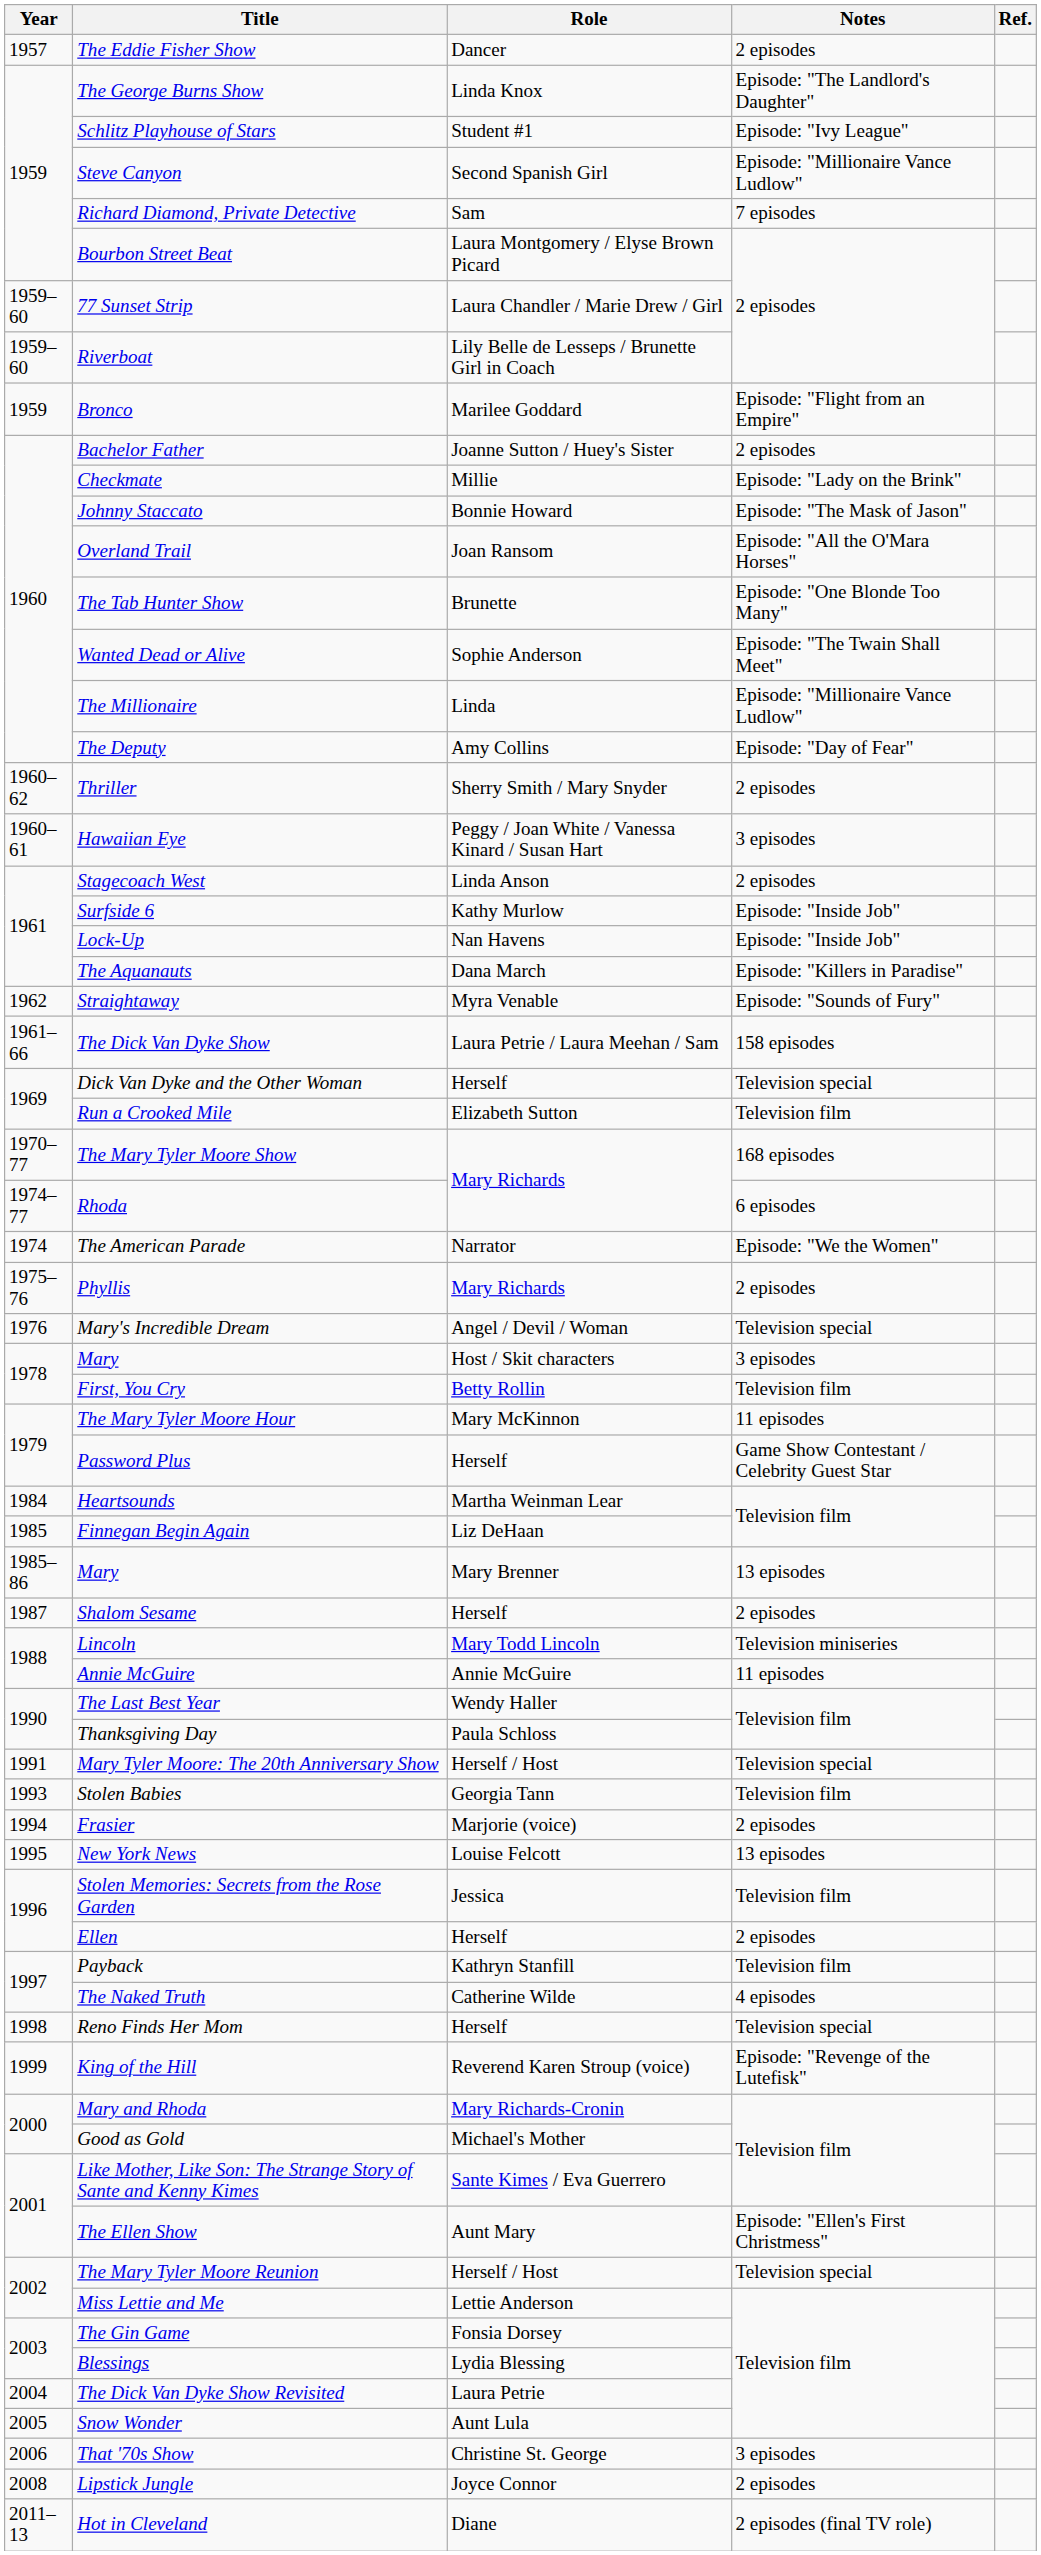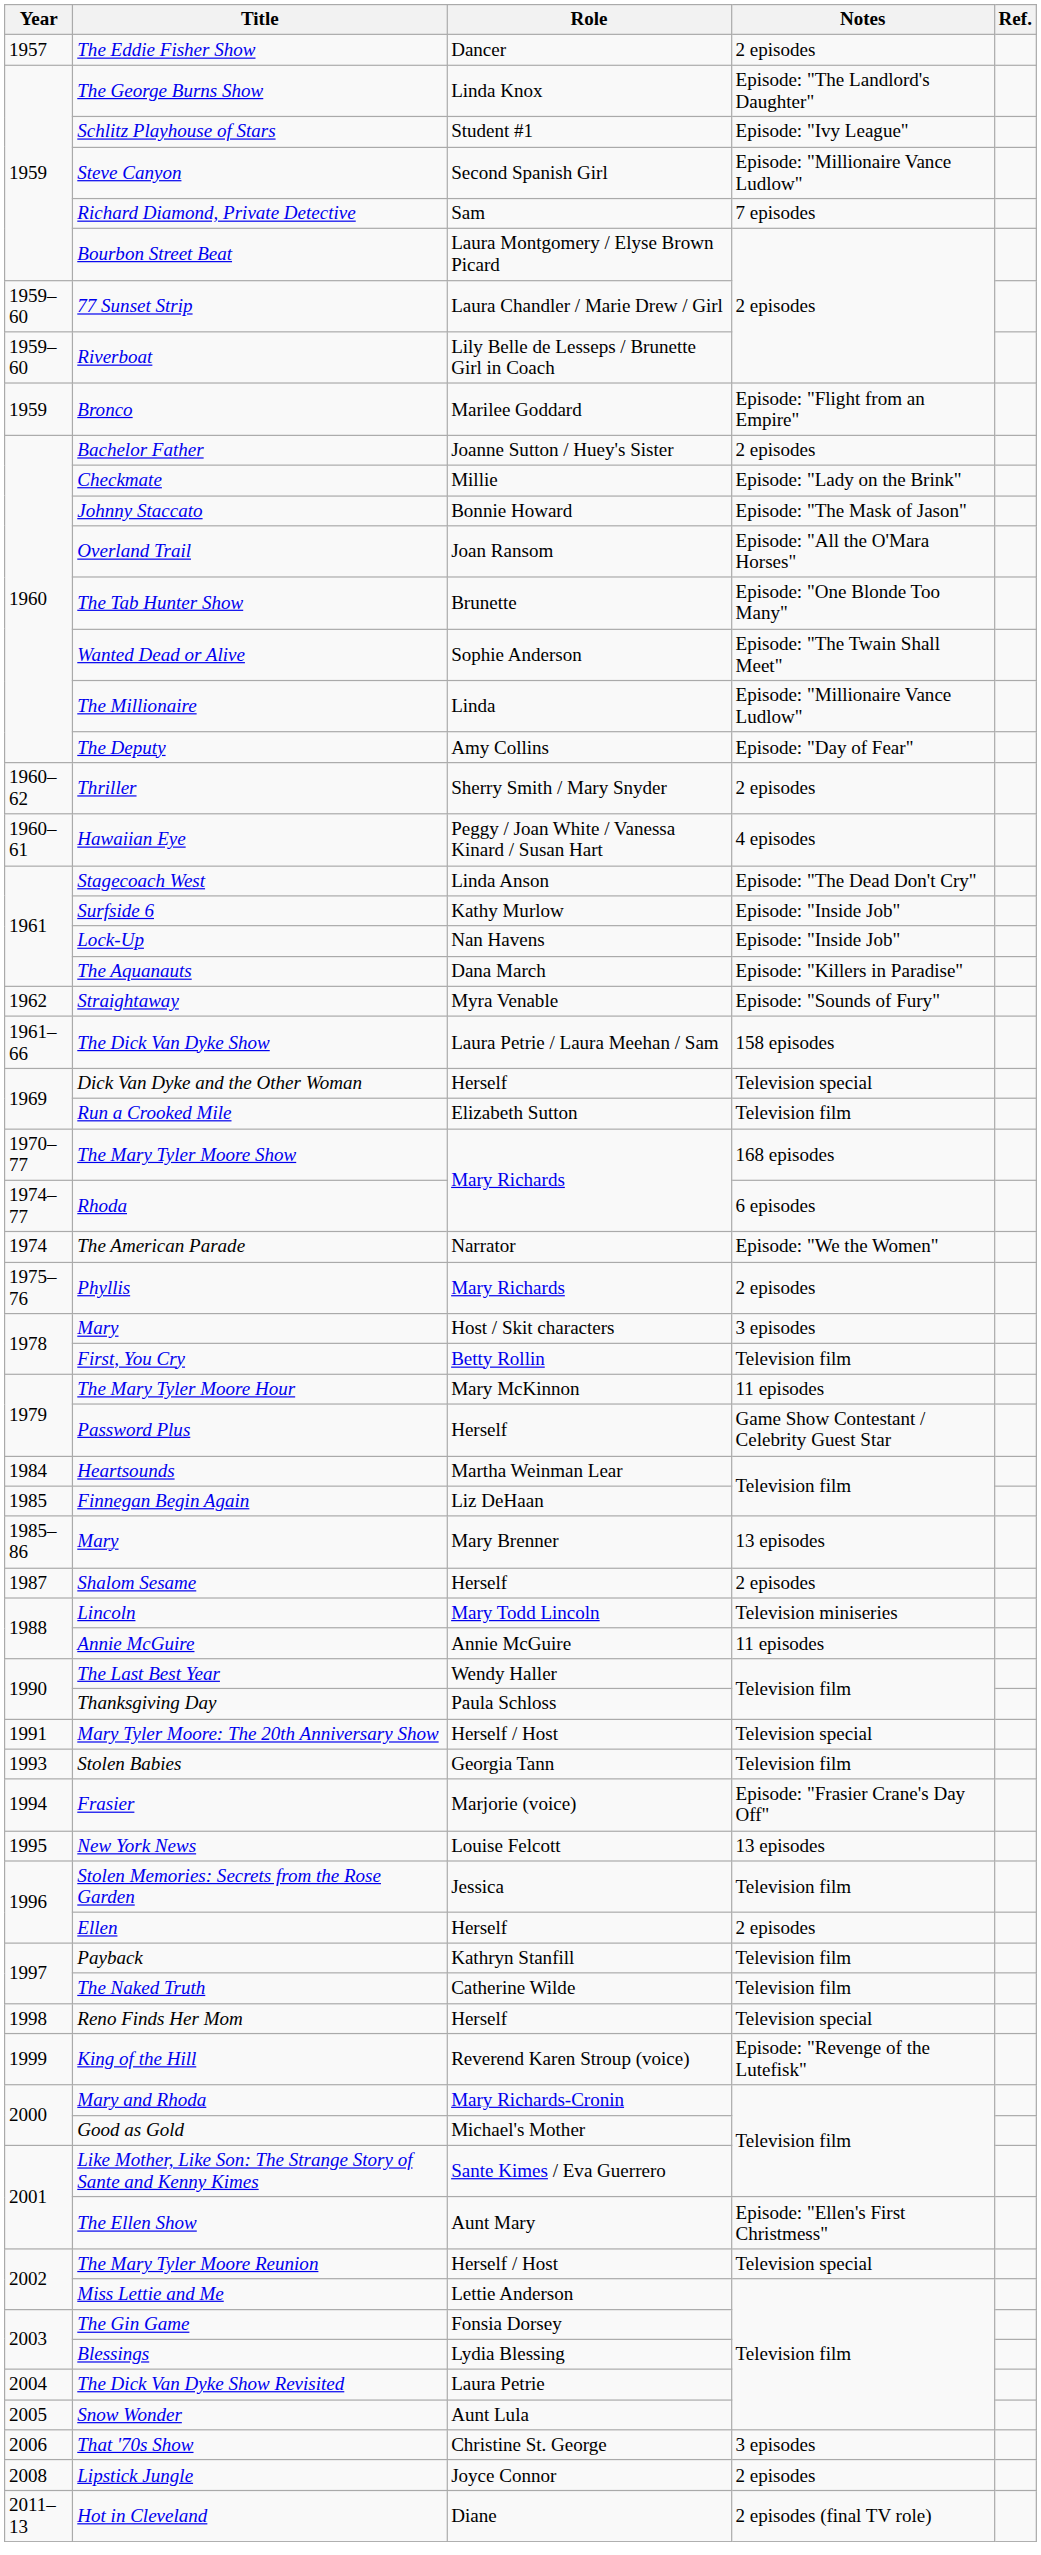(775, 839) 3 episodes -> (775, 839) 4 episodes
(775, 880) 2 episodes -> (856, 880) Episode: "The Dead Don't Cry"
- row: (173, 1328)
(775, 1824) 2 episodes -> (850, 1804) Episode: "Frasier Crane's Day Off"
(775, 1996) 4 episodes -> (793, 1988) Television film
